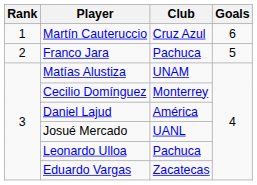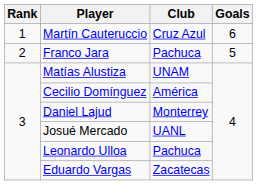(181, 92) Monterrey -> (175, 92) América
(175, 111) América -> (181, 111) Monterrey
